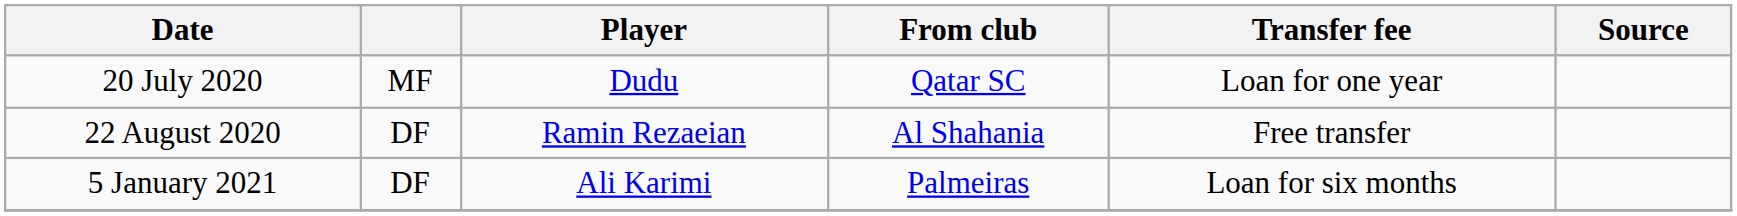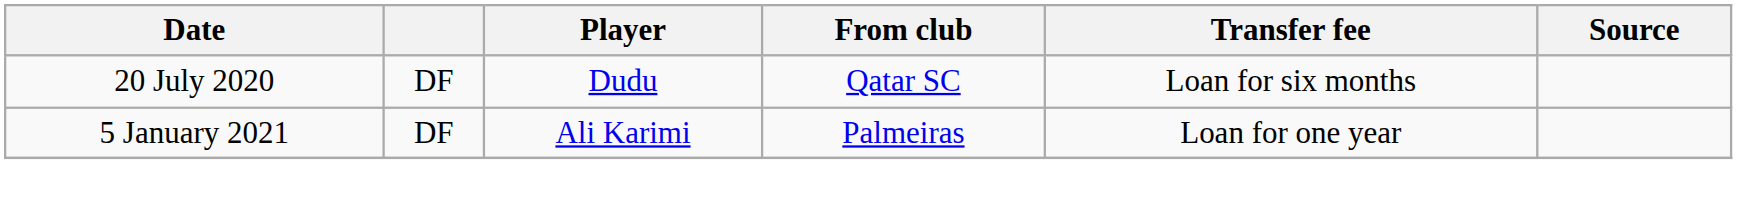(410, 80) MF -> (434, 80) DF
(1332, 80) Loan for one year -> (1291, 80) Loan for six months
- row: (183, 131)
(1332, 183) Loan for six months -> (1291, 131) Loan for one year
